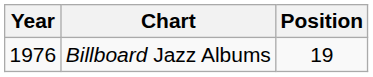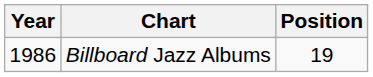(33, 54) 1976 -> (33, 54) 1986
